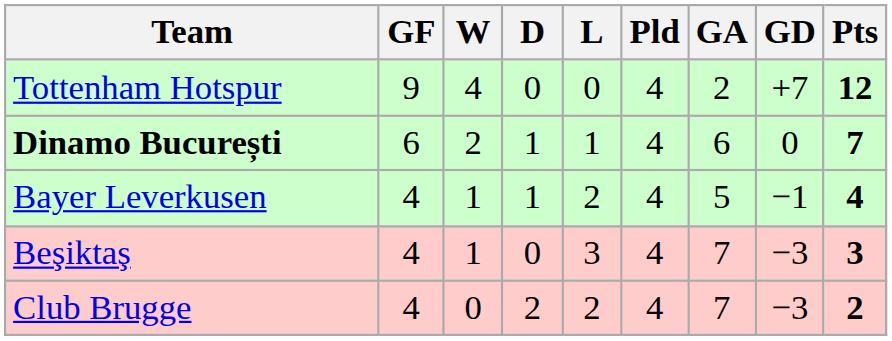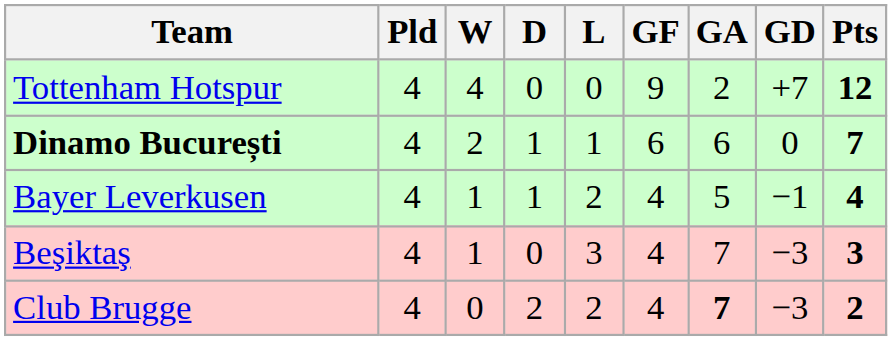columns swapped: (655, 32) <-> (411, 32)
(722, 307) normal -> (722, 307) bold
